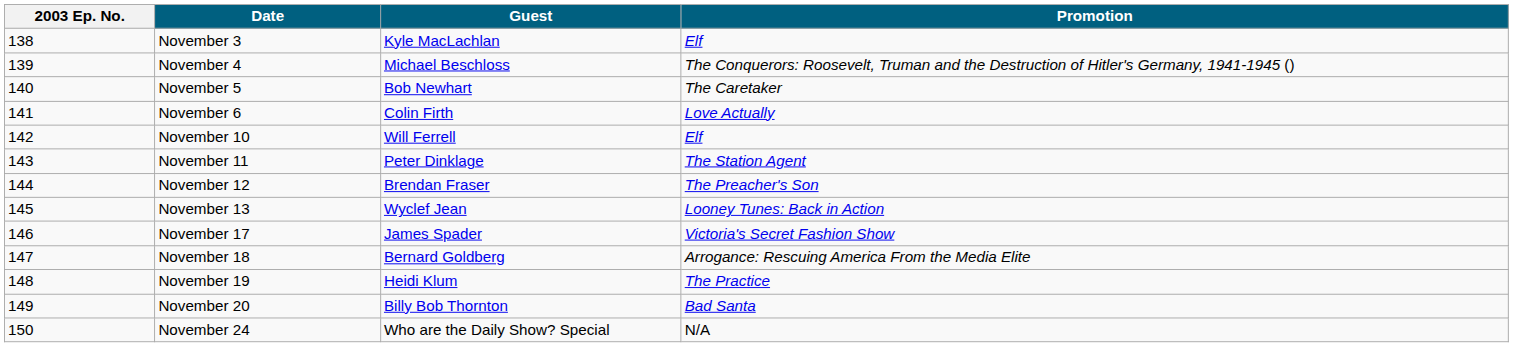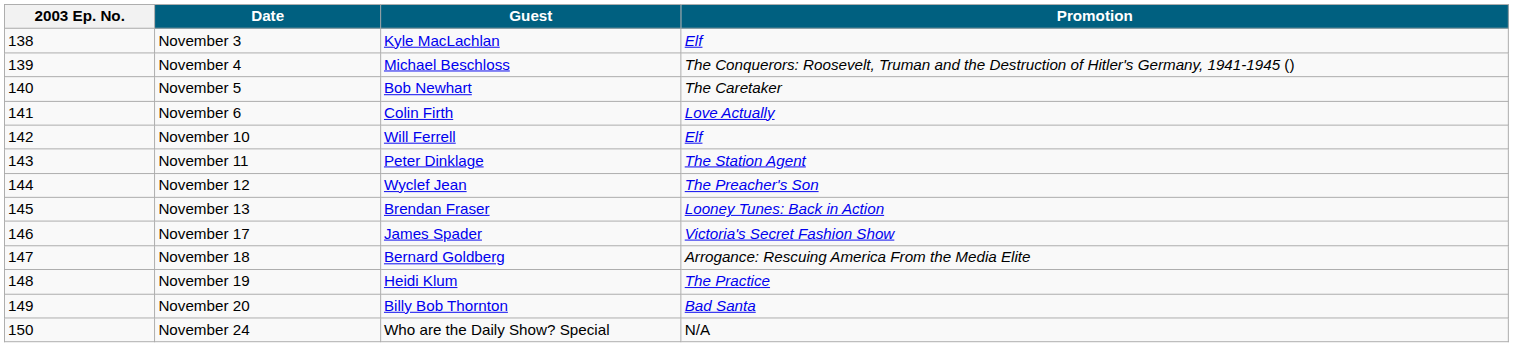(437, 185) Brendan Fraser -> (425, 185) Wyclef Jean
(425, 209) Wyclef Jean -> (437, 209) Brendan Fraser
